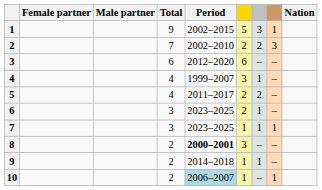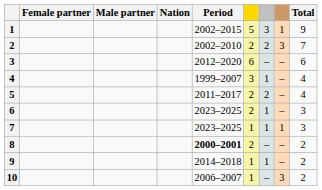columns swapped: (299, 12) <-> (171, 12)
(244, 144) 3 -> (251, 144) 2
(211, 177) lightblue background -> (218, 177) no background
(274, 177) 1 -> (282, 177) 3
